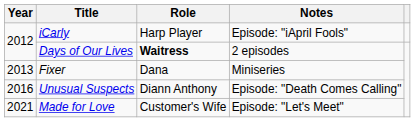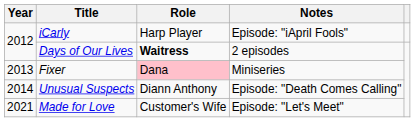(154, 70) no background -> (154, 70) pink background
(20, 88) 2016 -> (20, 88) 2014
